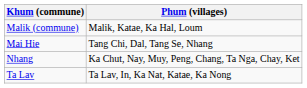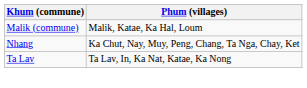- row: (23, 43)
